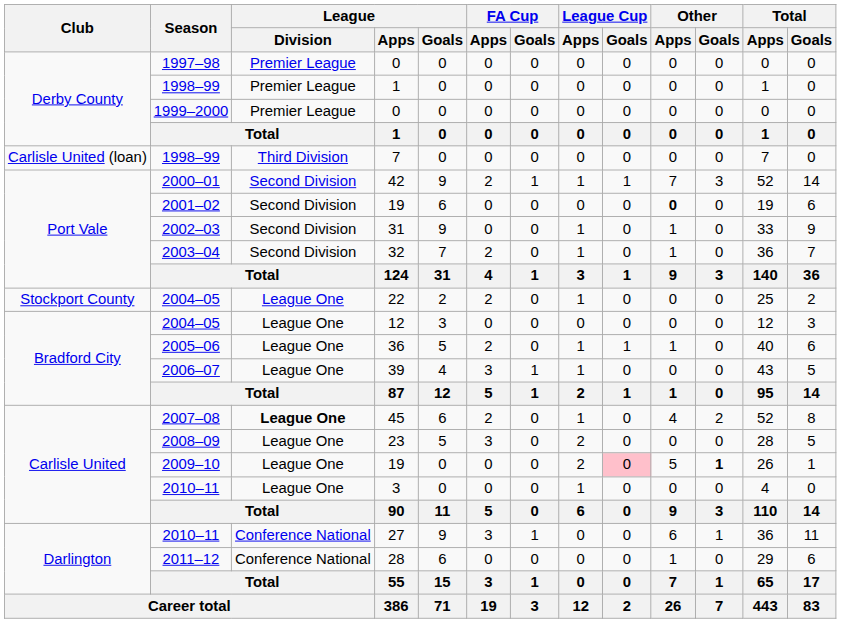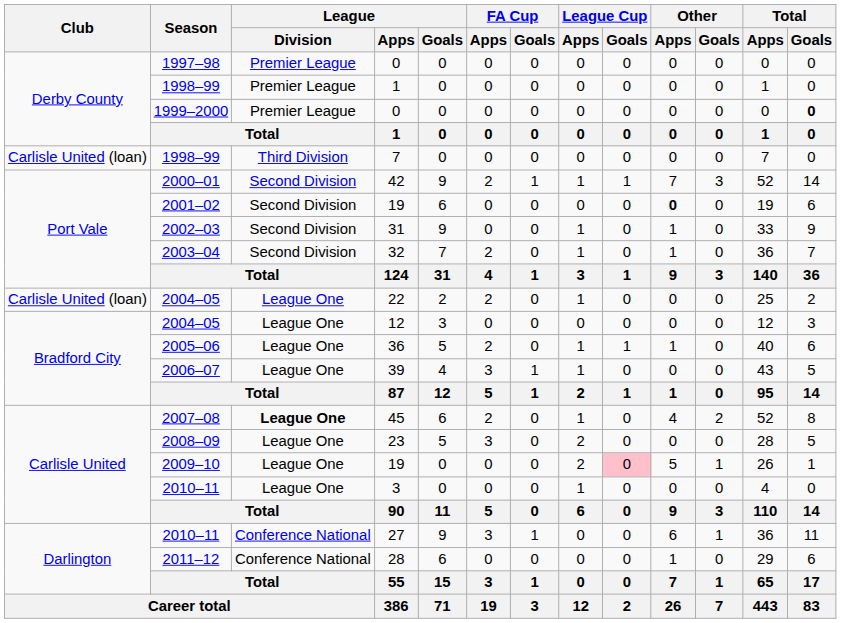(811, 110) normal -> (811, 110) bold
(77, 299) Stockport County -> (77, 299) Carlisle United (loan)
(719, 464) bold -> (719, 464) normal
